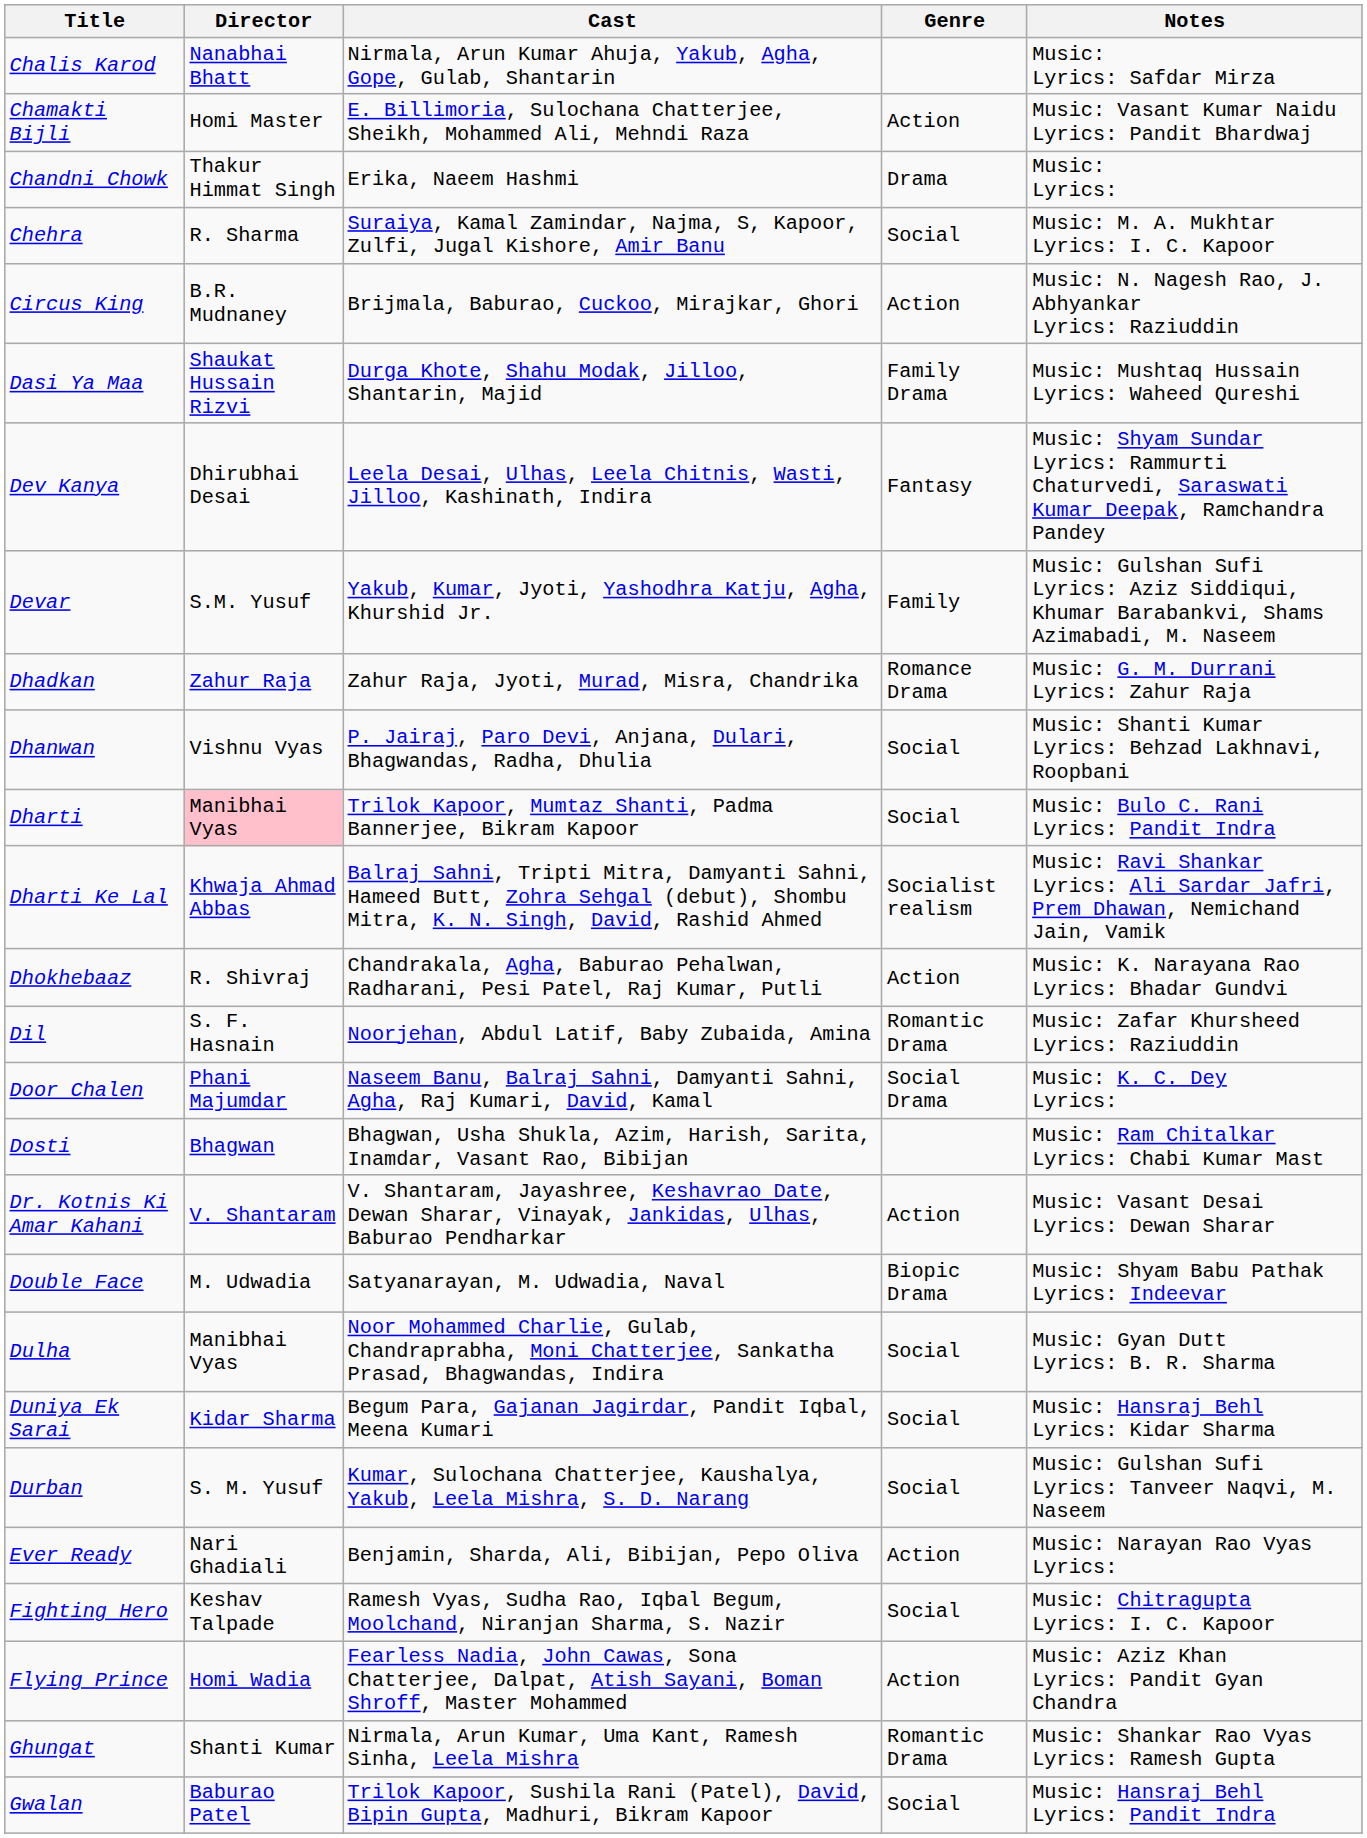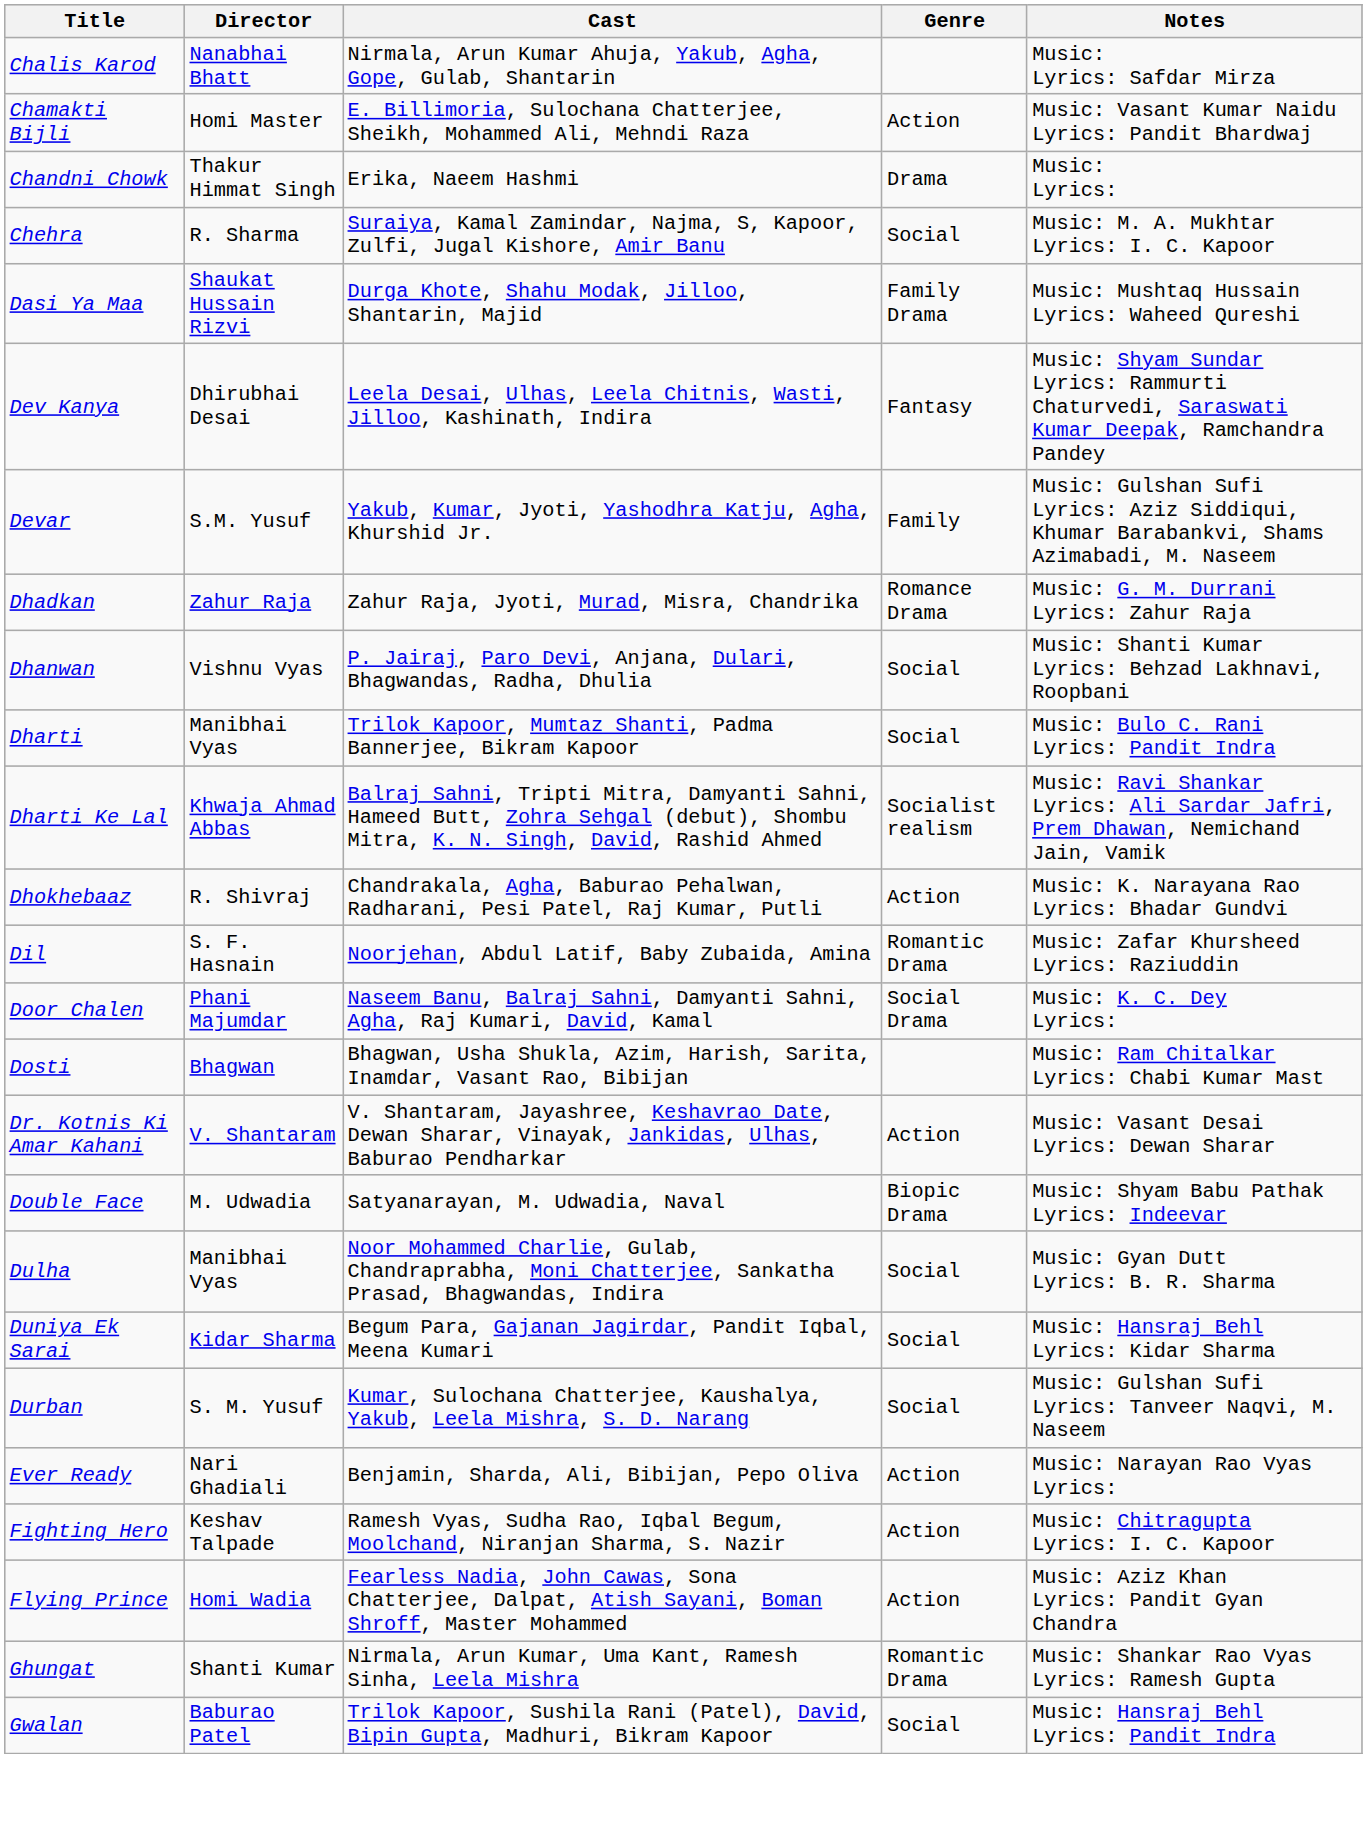- row: (77, 304)
(238, 818) pink background -> (238, 738) no background
(924, 1612) Social -> (924, 1532) Action
